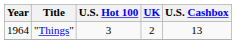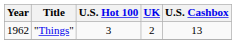(18, 30) 1964 -> (18, 30) 1962
